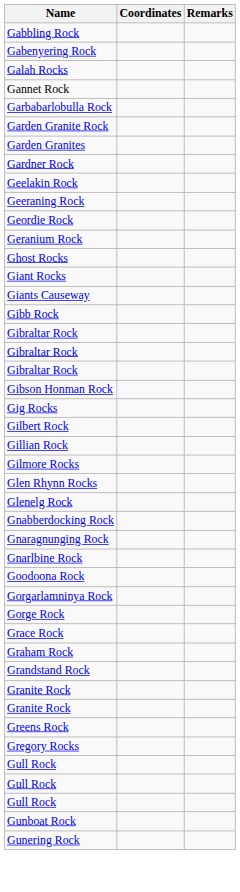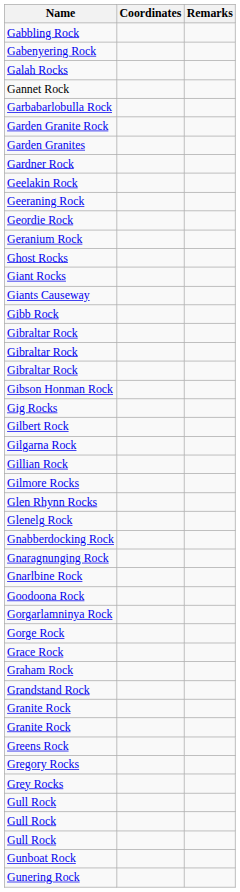+ row: (42, 445)
+ row: (35, 783)
